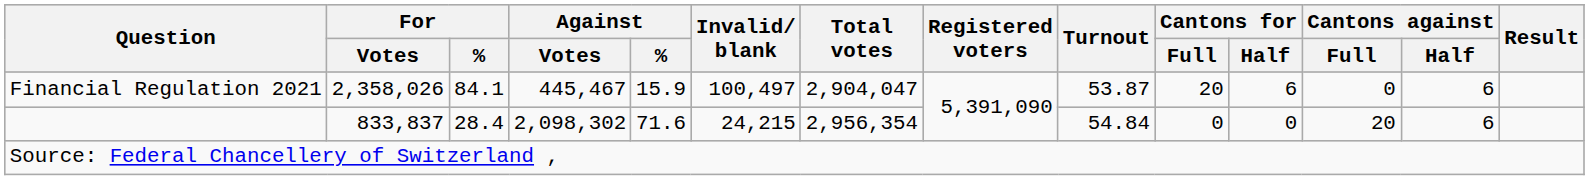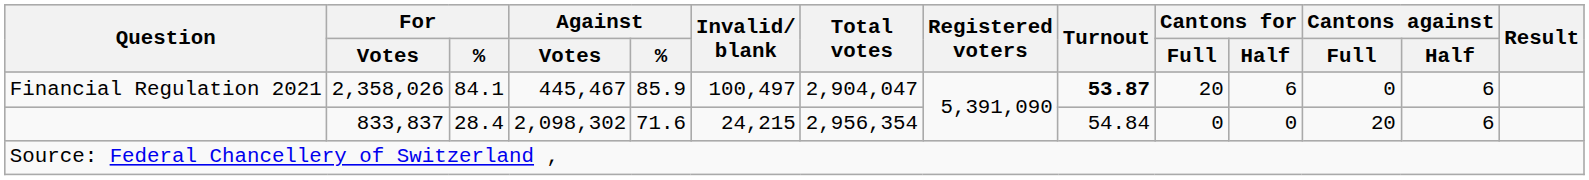(661, 90) 15.9 -> (661, 90) 85.9
(1119, 90) normal -> (1119, 90) bold
